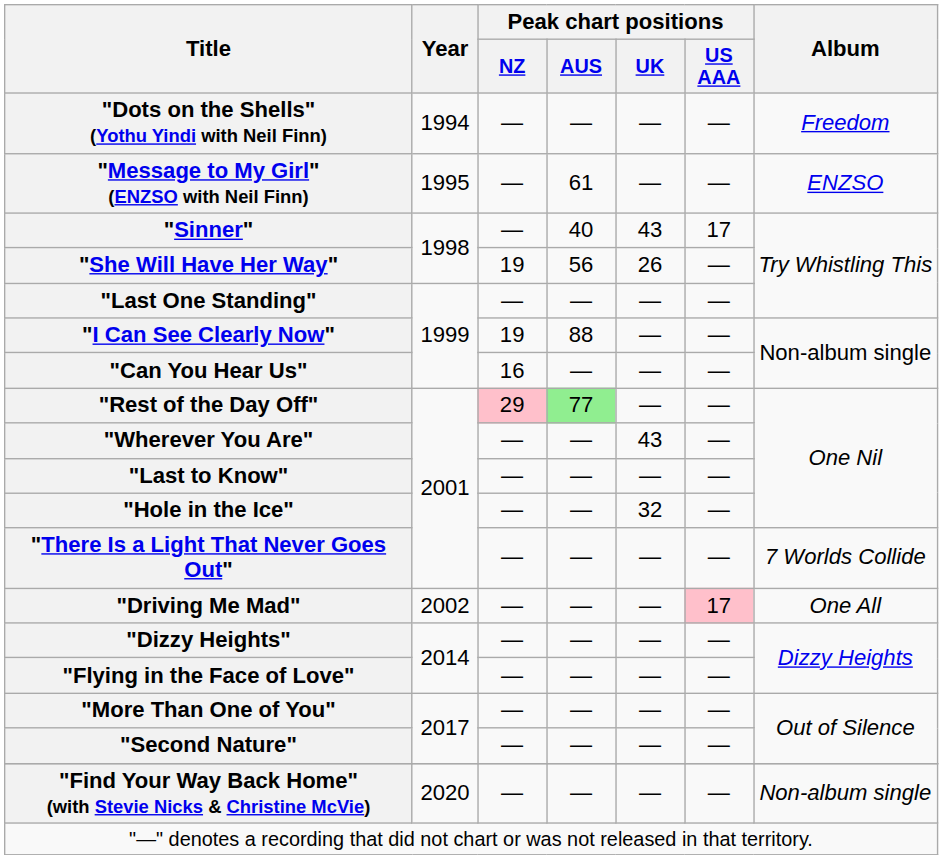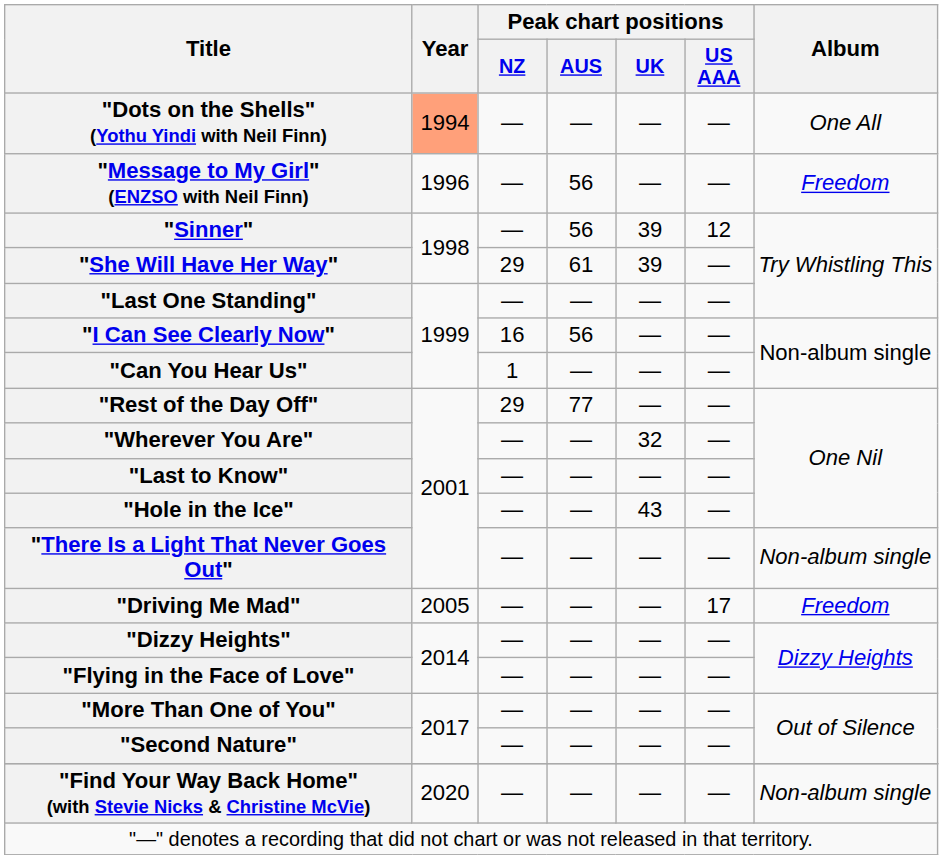(445, 122) no background -> (445, 122) lightsalmon background
(845, 122) Freedom -> (845, 122) One All
(445, 182) 1995 -> (445, 182) 1996
(581, 182) 61 -> (581, 182) 56
(845, 182) ENZSO -> (845, 182) Freedom
(581, 230) 40 -> (581, 230) 56
(650, 230) 43 -> (650, 230) 39
(719, 230) 17 -> (719, 230) 12
(512, 265) 19 -> (512, 265) 29
(581, 265) 56 -> (581, 265) 61
(650, 265) 26 -> (650, 265) 39
(512, 335) 19 -> (512, 335) 16
(581, 335) 88 -> (581, 335) 56
(512, 370) 16 -> (512, 370) 1
(512, 405) pink background -> (512, 405) no background
(581, 405) lightgreen background -> (581, 405) no background
(650, 440) 43 -> (650, 440) 32
(650, 510) 32 -> (650, 510) 43
(845, 557) 7 Worlds Collide -> (845, 557) Non-album single
(445, 605) 2002 -> (445, 605) 2005
(719, 605) pink background -> (719, 605) no background
(845, 605) One All -> (845, 605) Freedom
